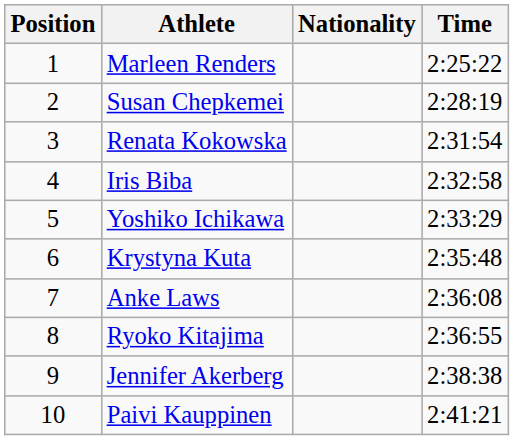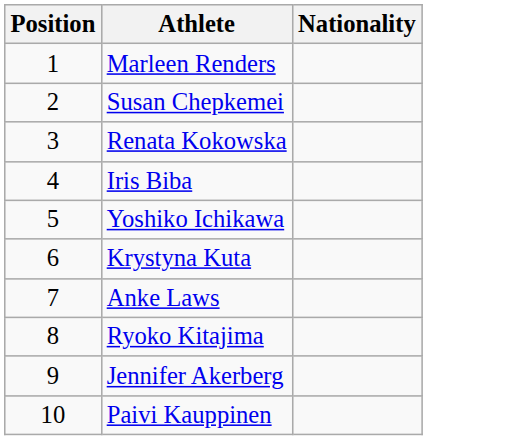- column: (465, 24)
